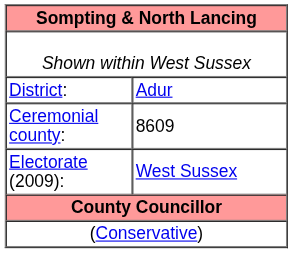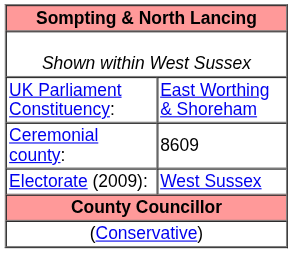- row: (38, 90)
+ row: (65, 99)
